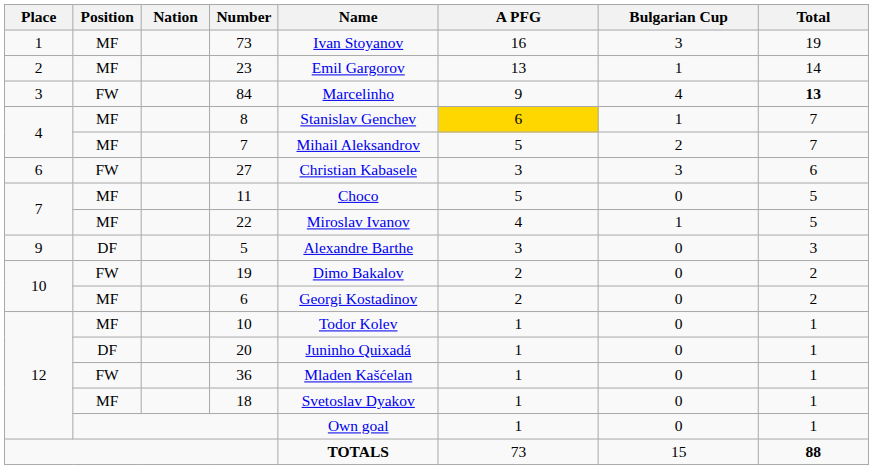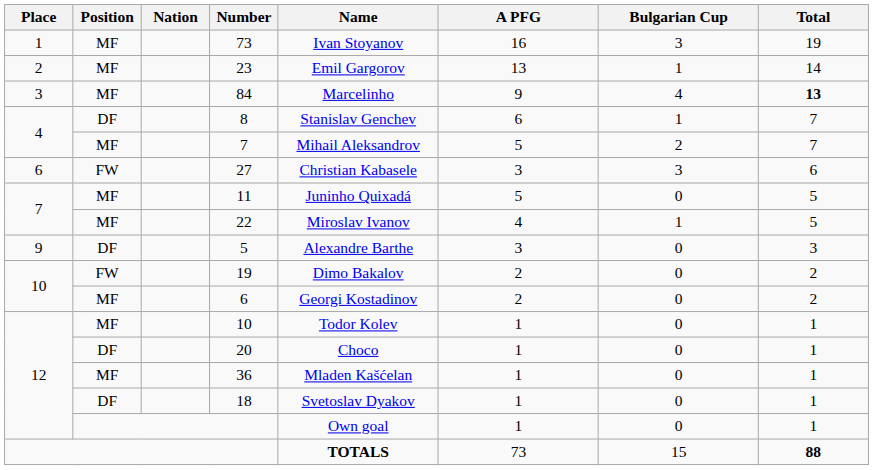(107, 94) FW -> (107, 94) MF
(107, 119) MF -> (107, 119) DF
(518, 119) gold background -> (518, 119) no background
(358, 196) Choco -> (358, 196) Juninho Quixadá
(358, 349) Juninho Quixadá -> (358, 349) Choco
(107, 375) FW -> (107, 375) MF
(107, 400) MF -> (107, 400) DF
